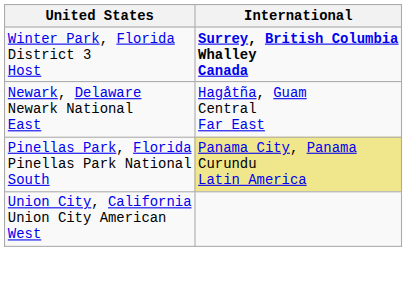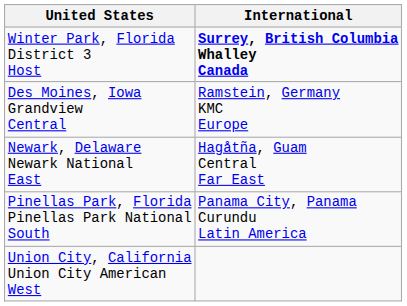+ row: (75, 109)
(277, 164) khaki background -> (277, 219) no background
